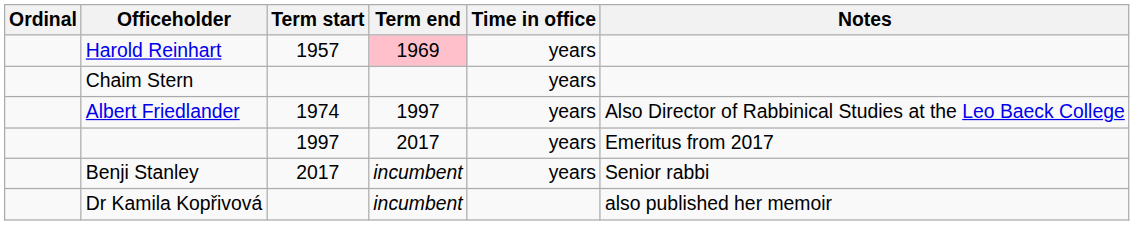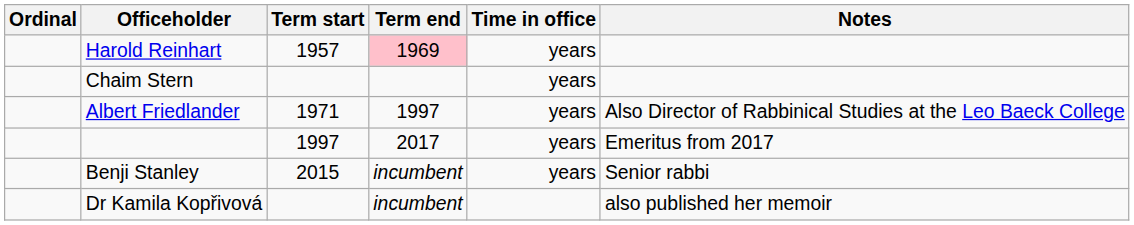(318, 111) 1974 -> (318, 111) 1971
(318, 173) 2017 -> (318, 173) 2015
